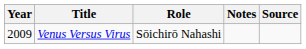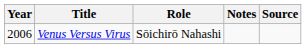(20, 33) 2009 -> (20, 33) 2006
